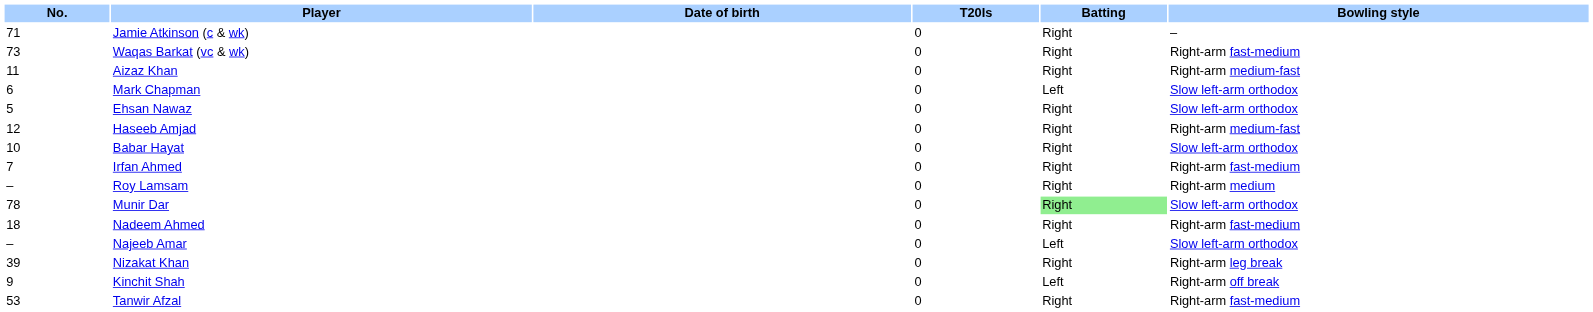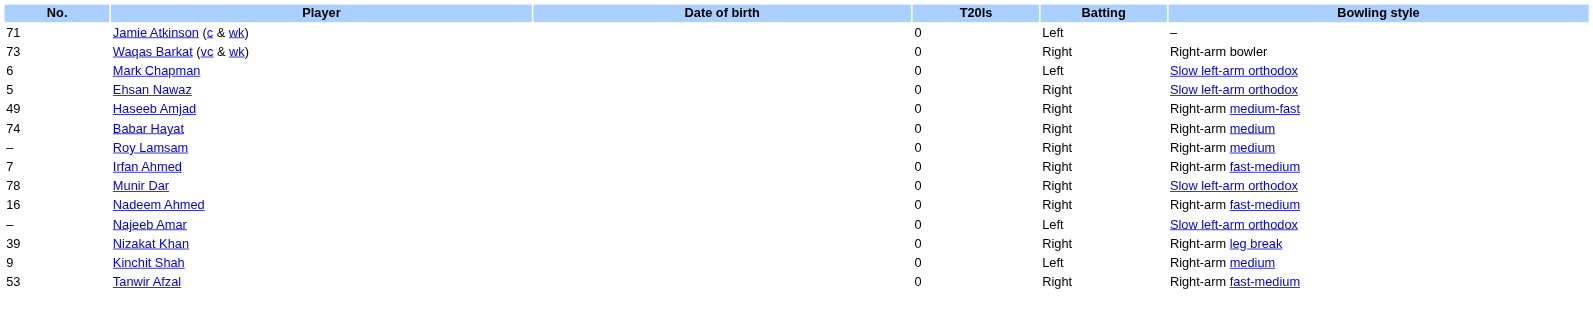(1057, 32) Right -> (1053, 32) Left
(1235, 51) Right-arm fast-medium -> (1219, 51) Right-arm bowler
- row: (145, 71)
(13, 128) 12 -> (13, 109) 49
(13, 147) 10 -> (13, 128) 74
(1234, 147) Slow left-arm orthodox -> (1223, 128) Right-arm medium
rows swapped: (147, 167) <-> (151, 186)
(1057, 205) lightgreen background -> (1057, 186) no background
(13, 224) 18 -> (13, 205) 16
(1225, 282) Right-arm off break -> (1223, 263) Right-arm medium
